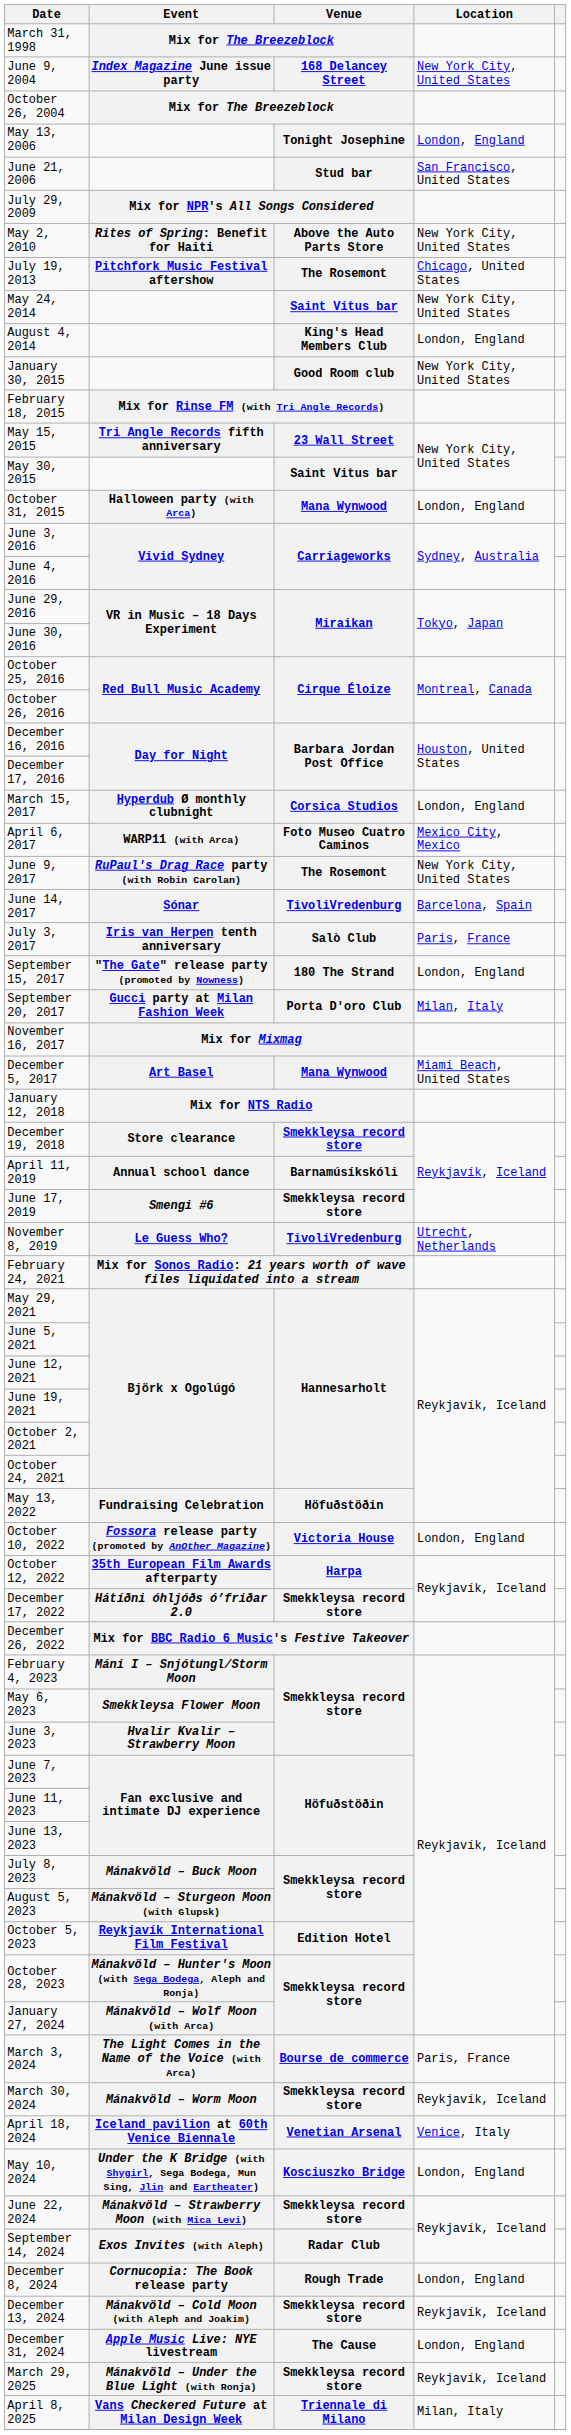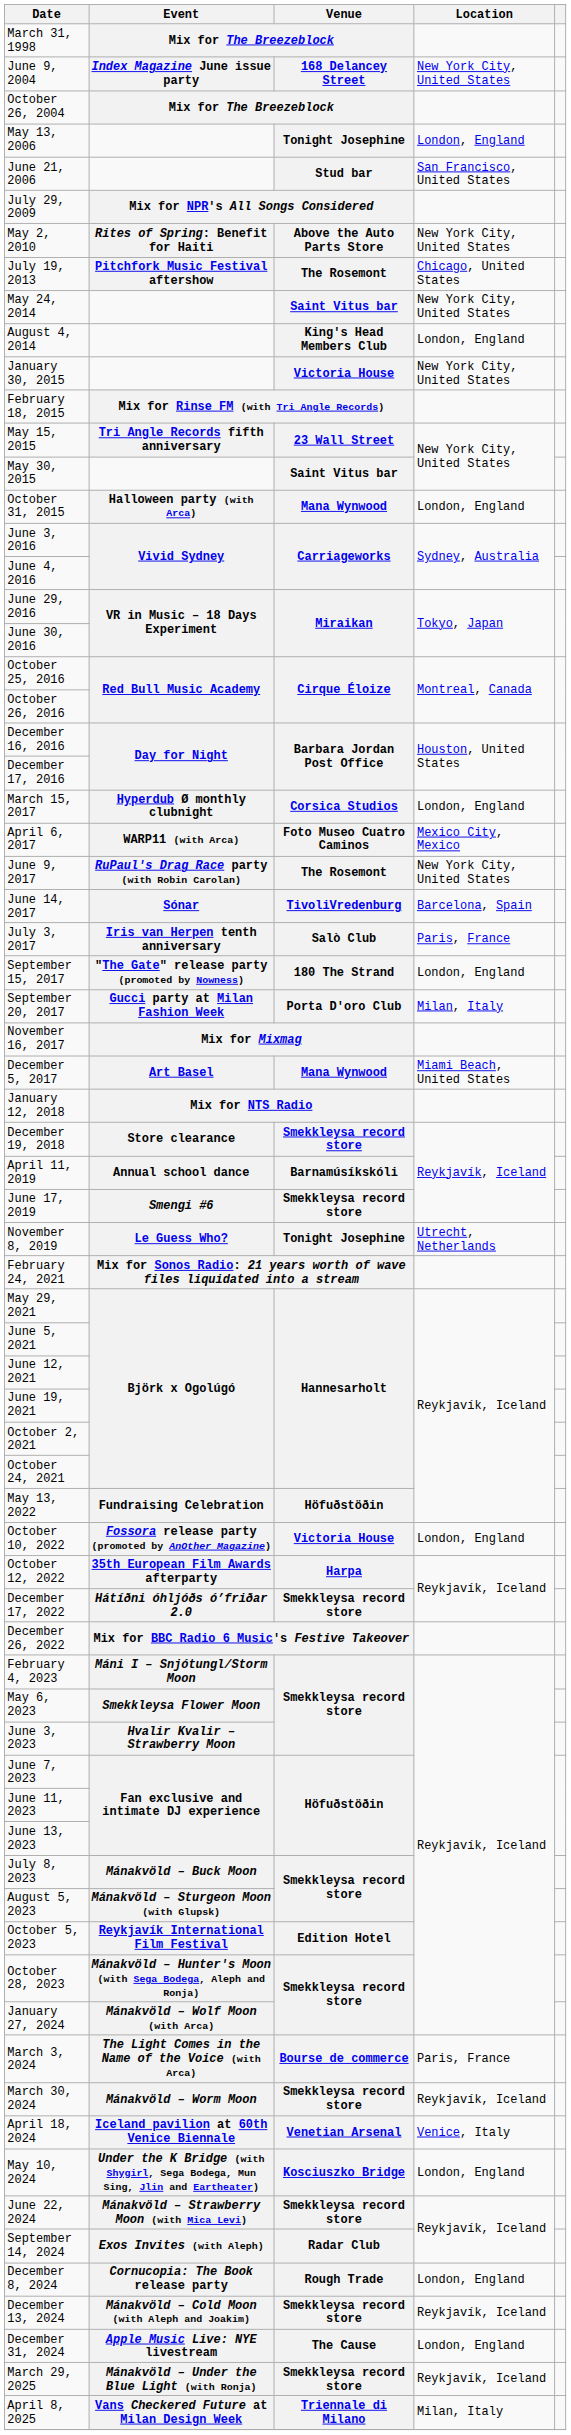(344, 374) Good Room club -> (344, 374) Victoria House
(344, 1239) TivoliVredenburg -> (344, 1239) Tonight Josephine
